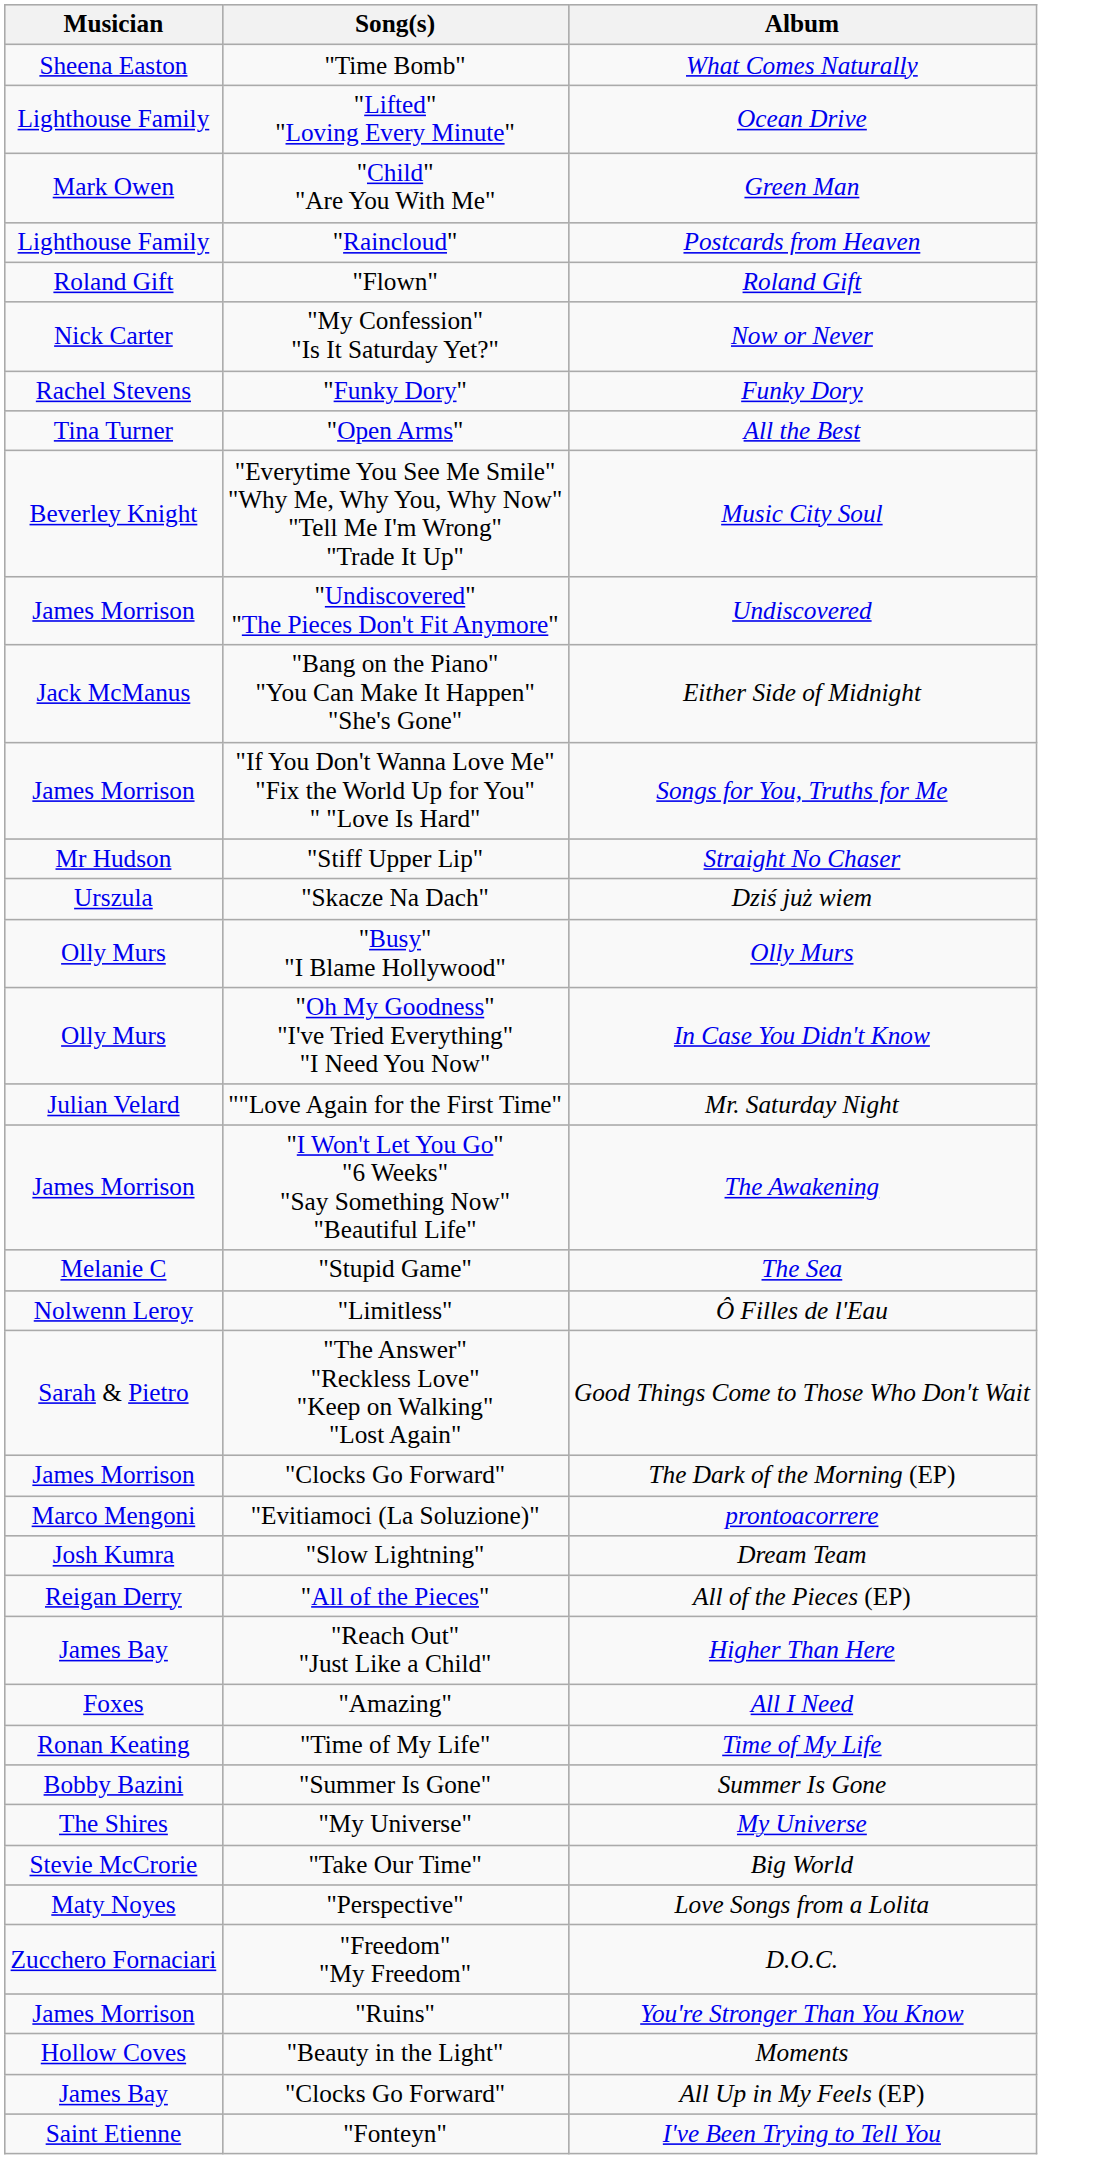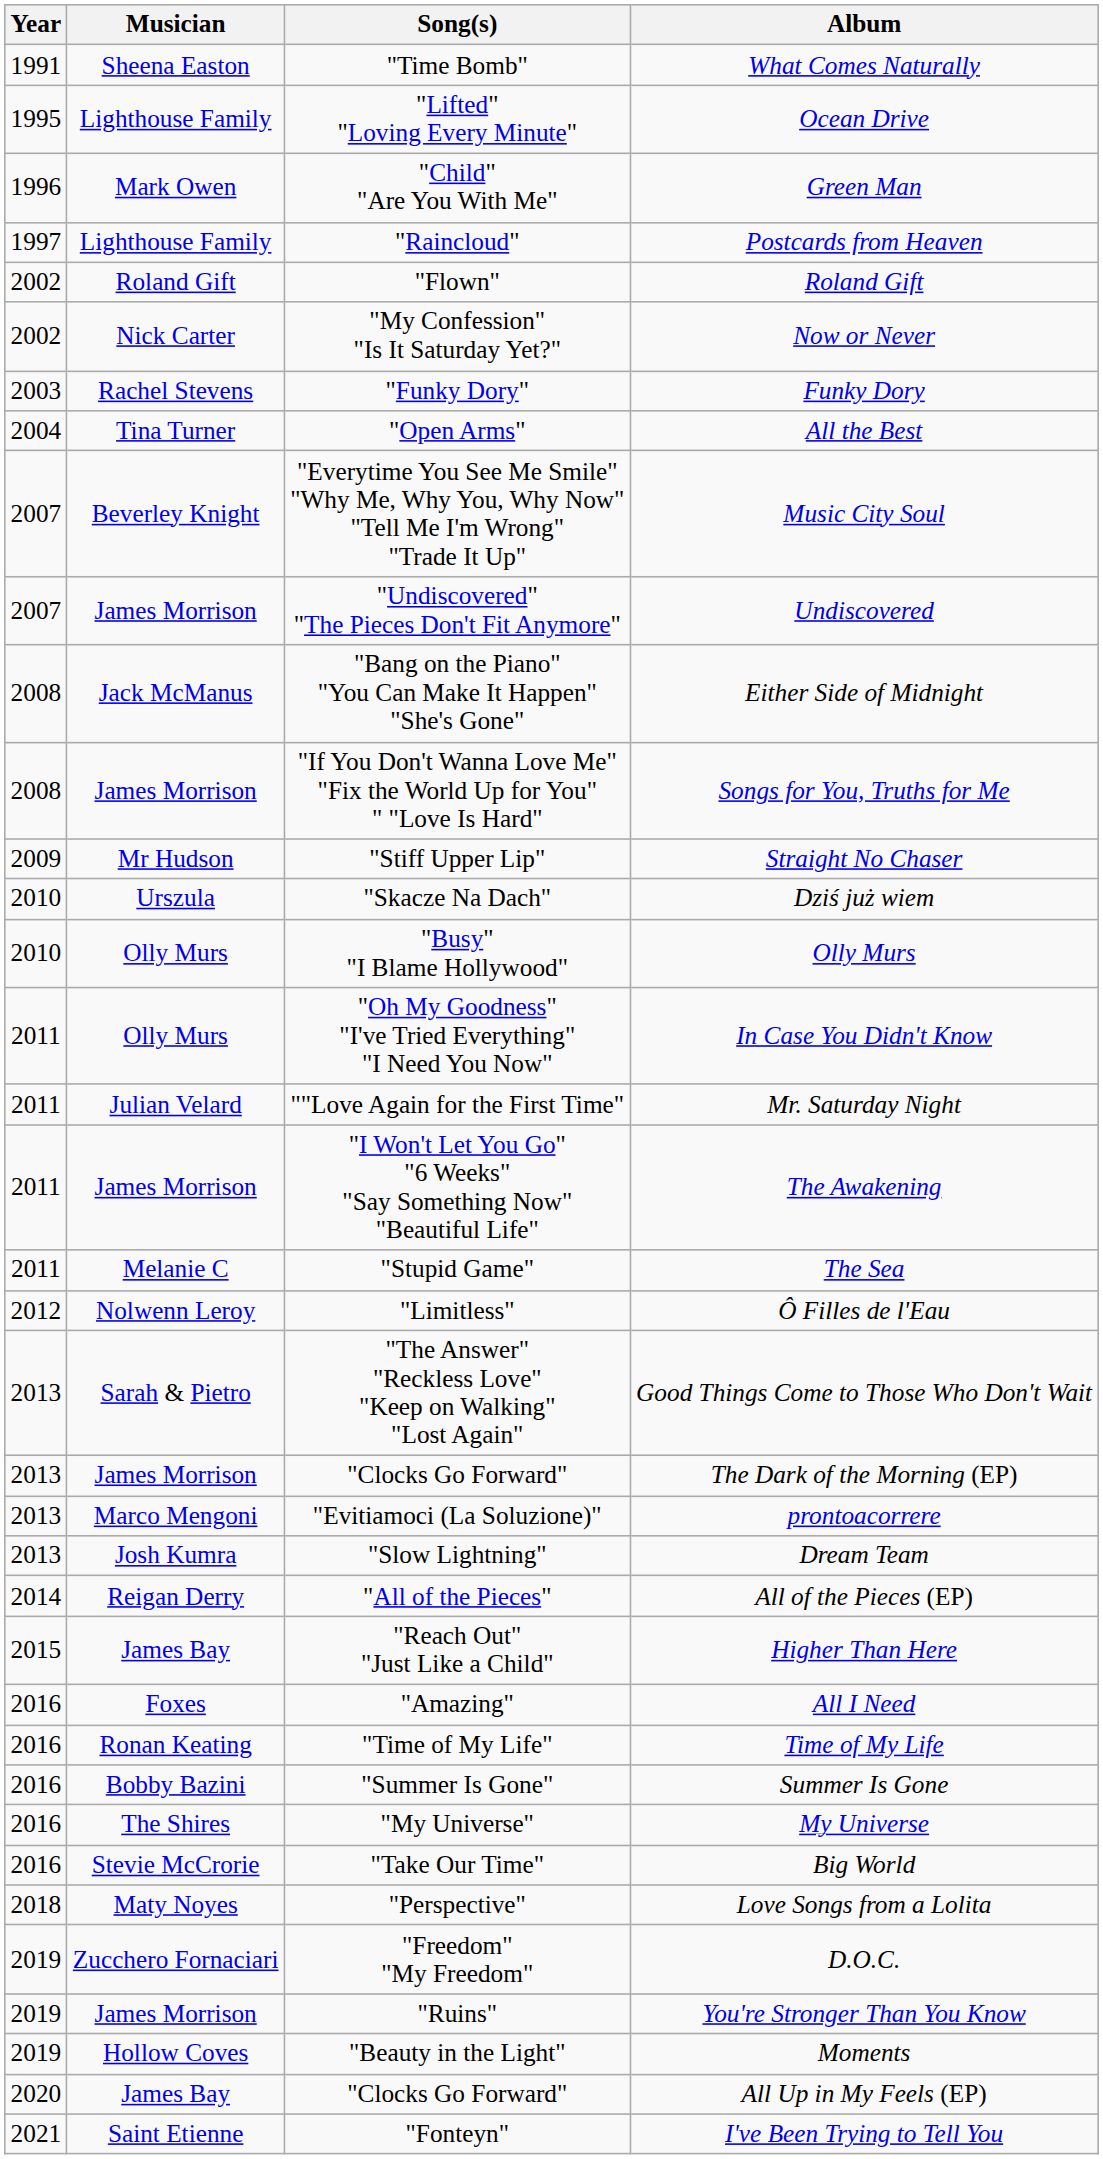+ column: (36, 24)
